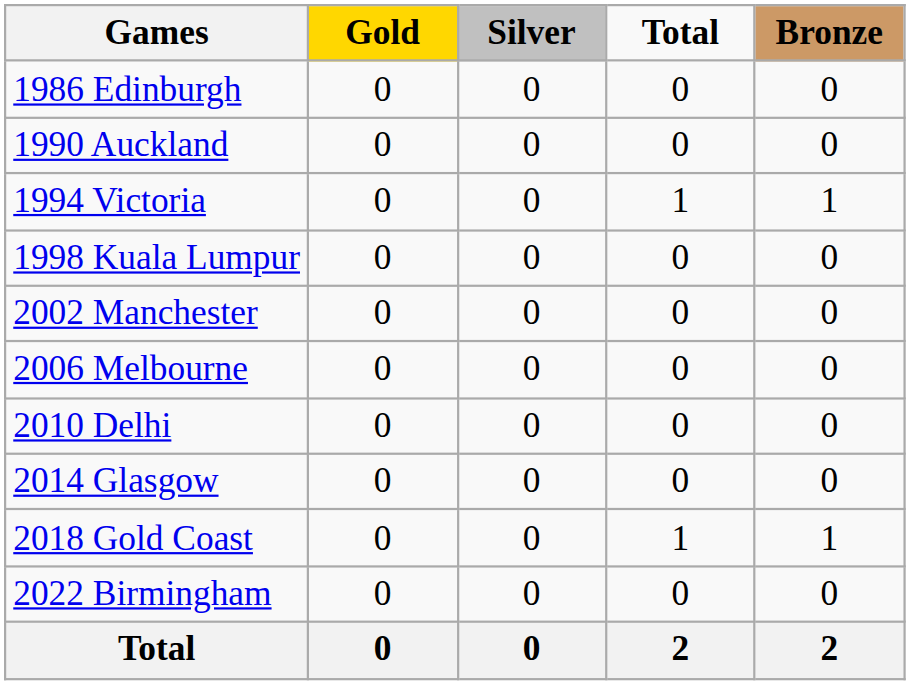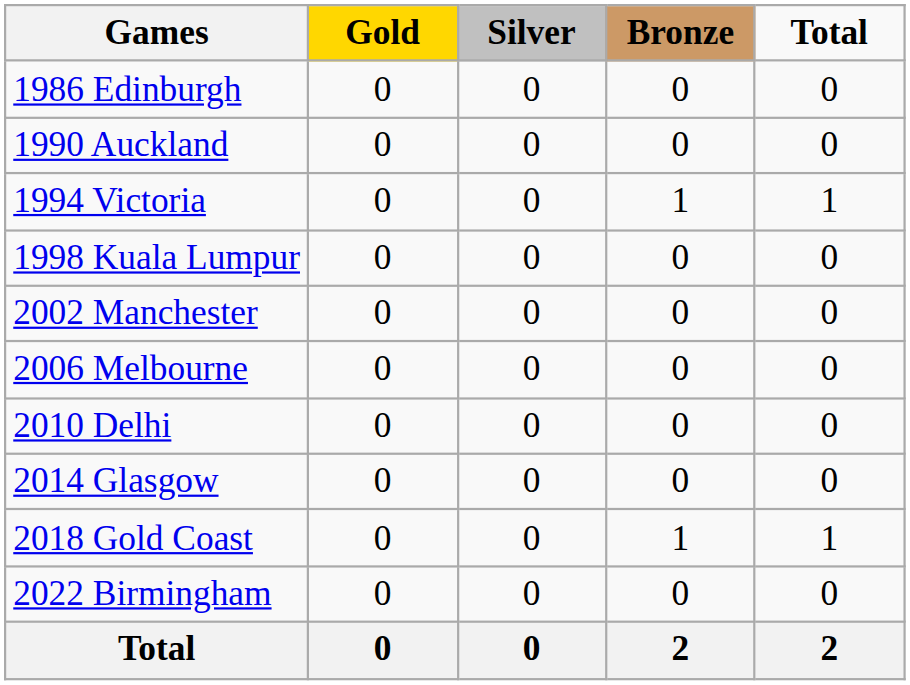columns swapped: (829, 32) <-> (680, 32)
